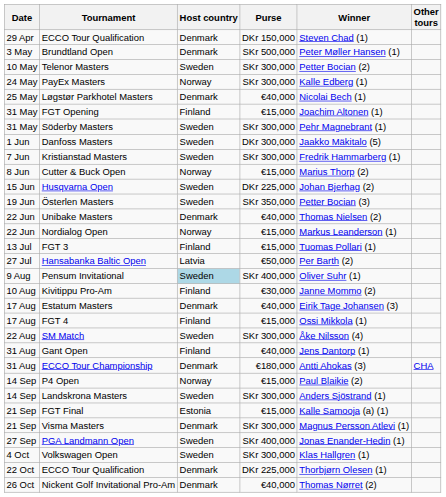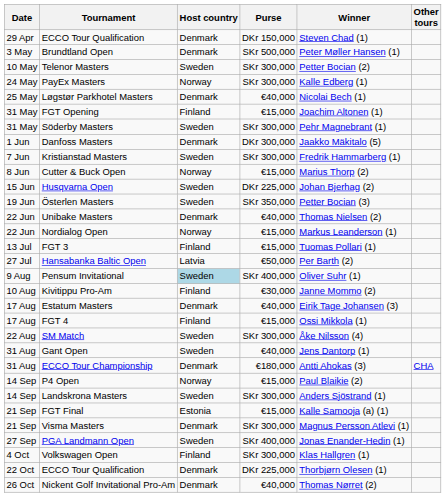(197, 142) Sweden -> (199, 142) Denmark
(195, 351) Finland -> (197, 351) Sweden
(197, 455) Sweden -> (195, 455) Finland
